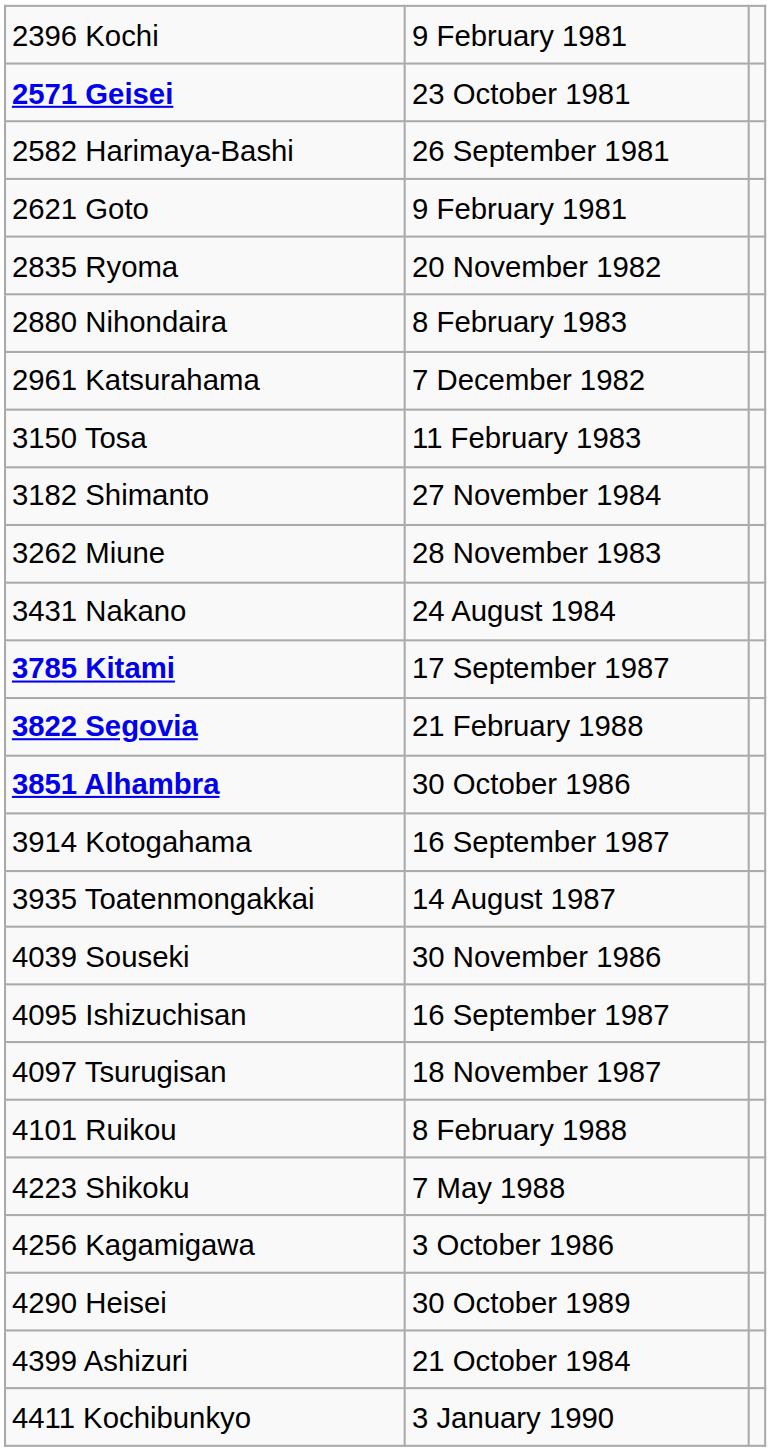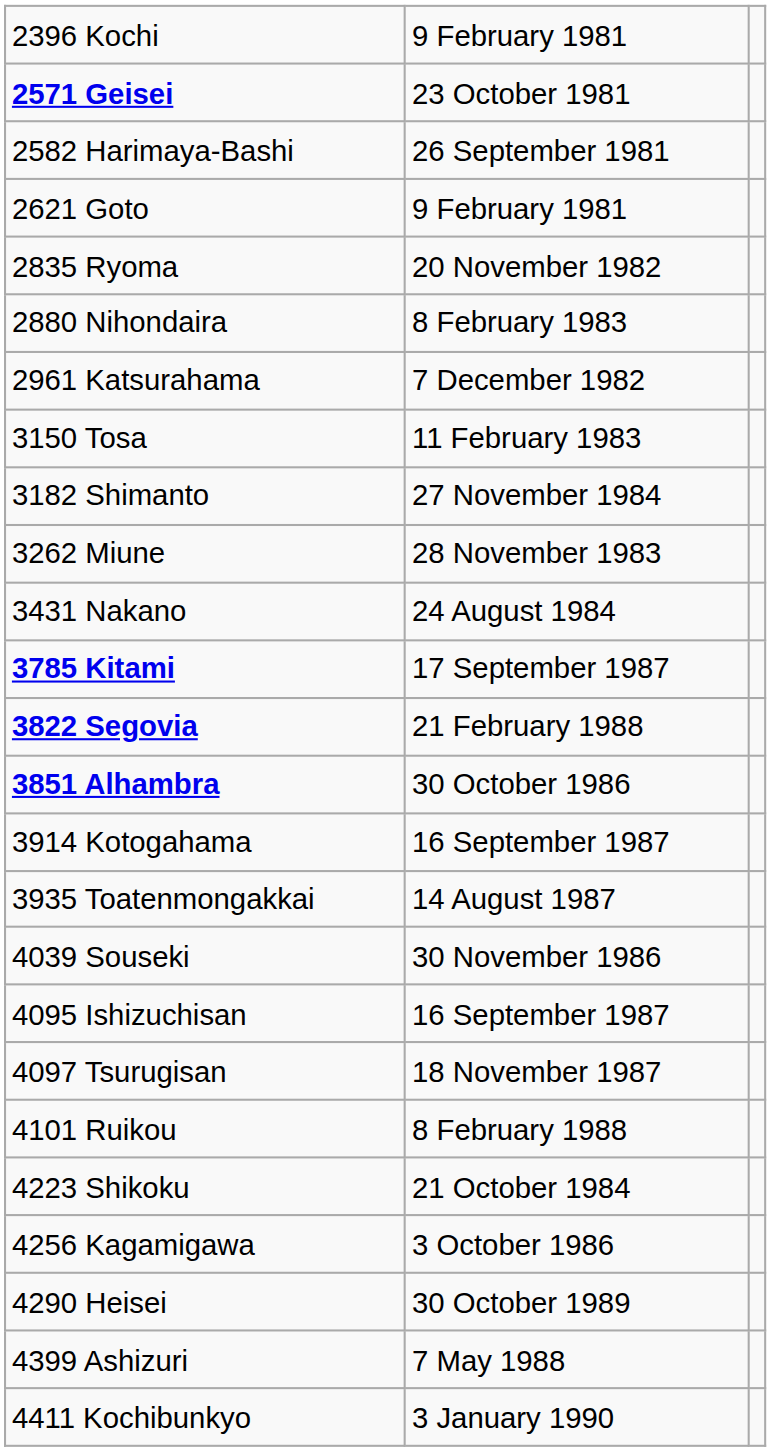(489, 1187) 7 May 1988 -> (521, 1187) 21 October 1984
(521, 1360) 21 October 1984 -> (489, 1360) 7 May 1988
